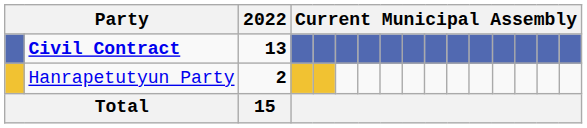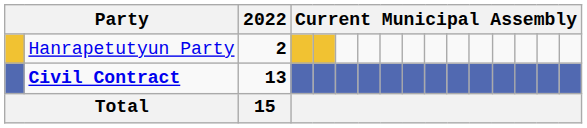rows swapped: (104, 49) <-> (131, 78)
